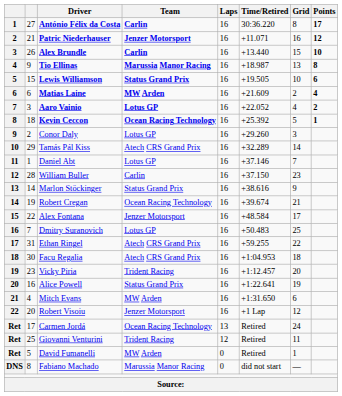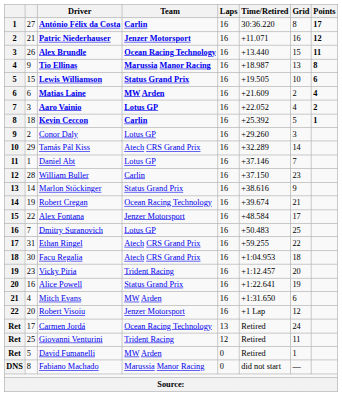(136, 51) Carlin -> (170, 51) Ocean Racing Technology
(318, 51) 10 -> (317, 51) 11
(170, 120) Ocean Racing Technology -> (136, 120) Carlin
